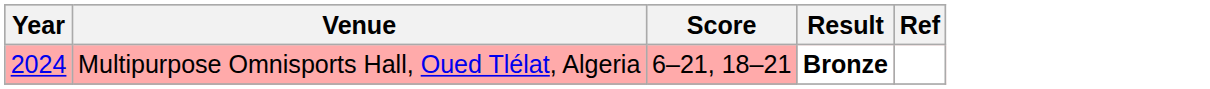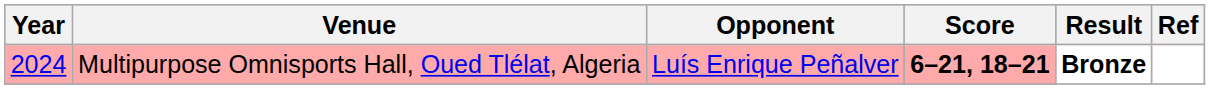+ column: (775, 25)
(722, 65) normal -> (980, 65) bold
